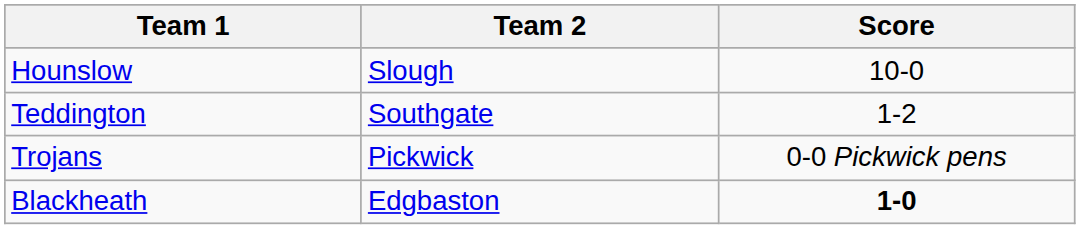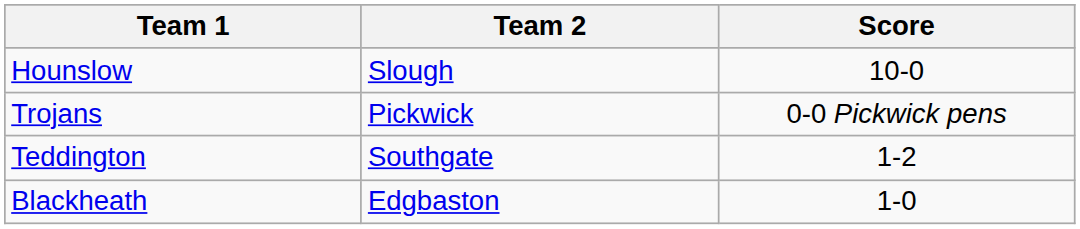rows swapped: (79, 113) <-> (57, 157)
(897, 200) bold -> (897, 200) normal
